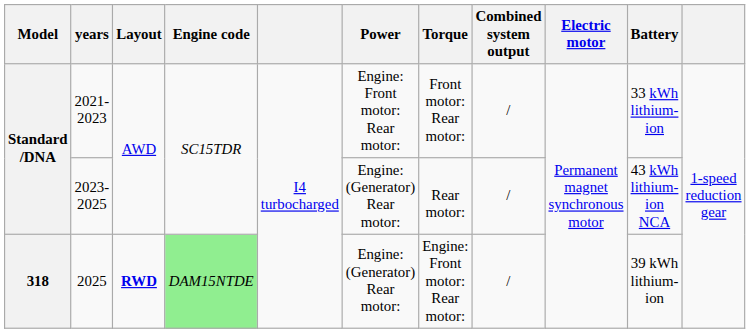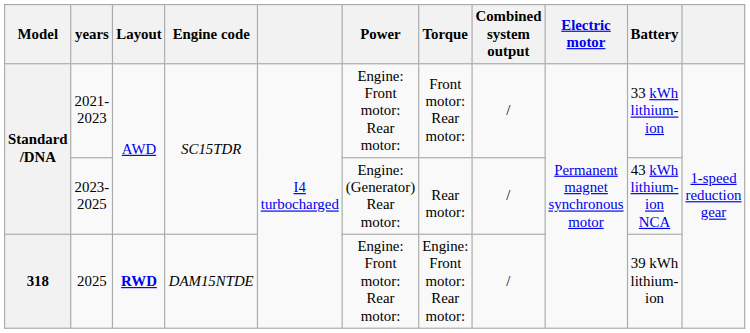(211, 281) lightgreen background -> (211, 281) no background
(380, 281) Engine: (Generator) Rear motor: -> (380, 281) Engine: Front motor: Rear motor:
